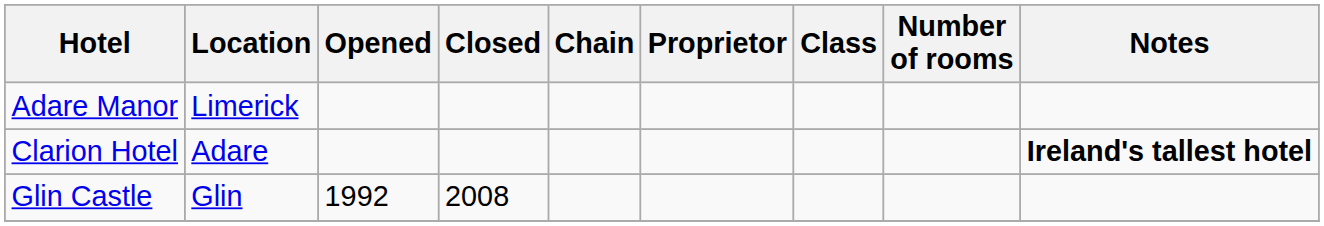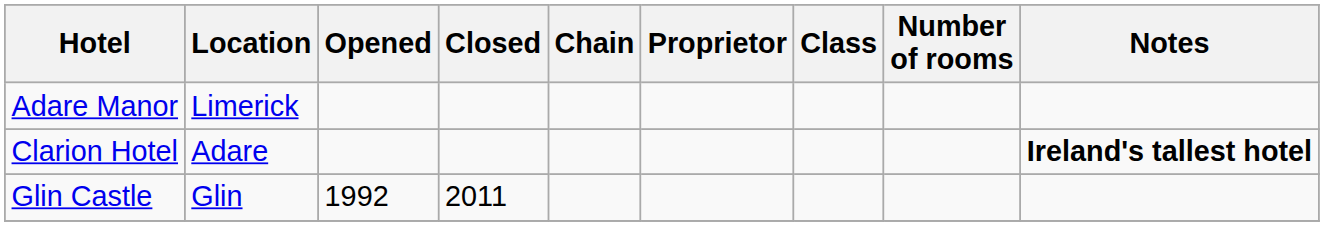(477, 196) 2008 -> (476, 196) 2011
